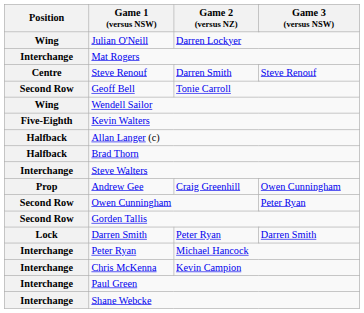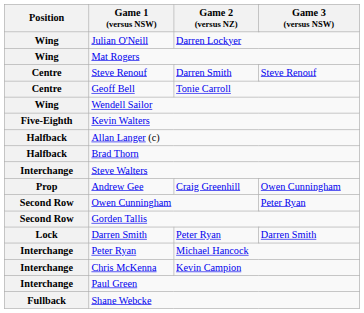(47, 56) Interchange -> (47, 56) Wing
(47, 89) Second Row -> (47, 89) Centre
(47, 300) Interchange -> (47, 300) Fullback
